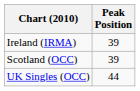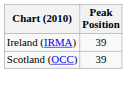- row: (48, 77)
